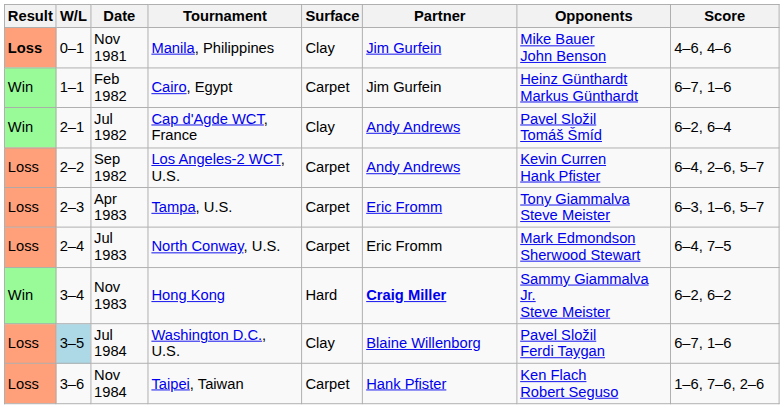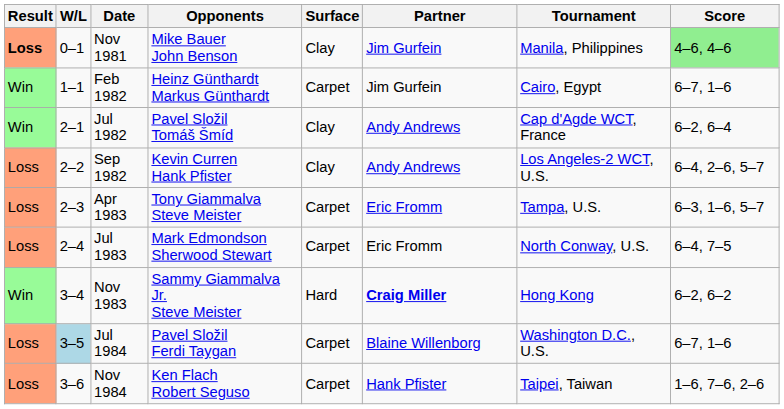columns swapped: (225, 16) <-> (594, 16)
(703, 47) no background -> (703, 47) lightgreen background
(327, 167) Carpet -> (320, 167) Clay
(320, 343) Clay -> (327, 343) Carpet
